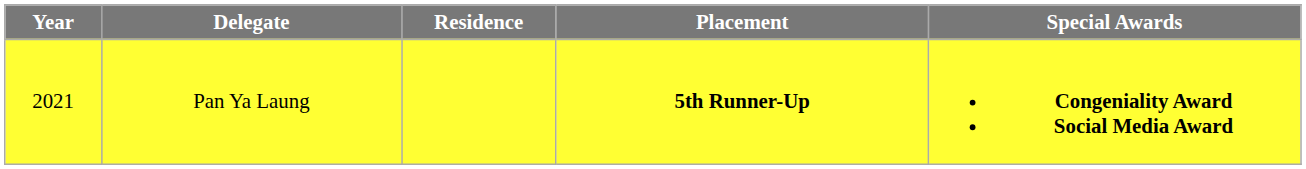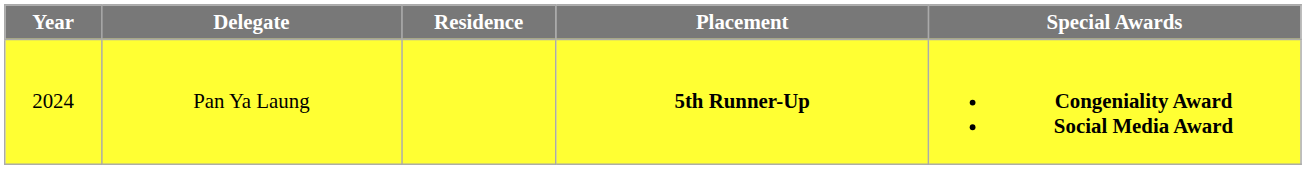(53, 102) 2021 -> (53, 102) 2024
